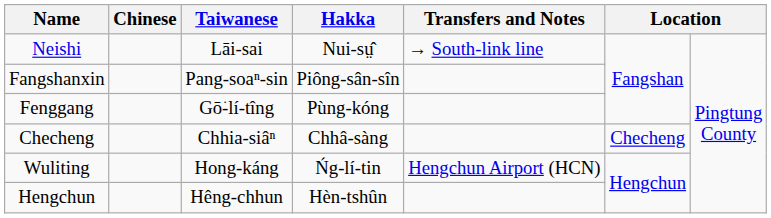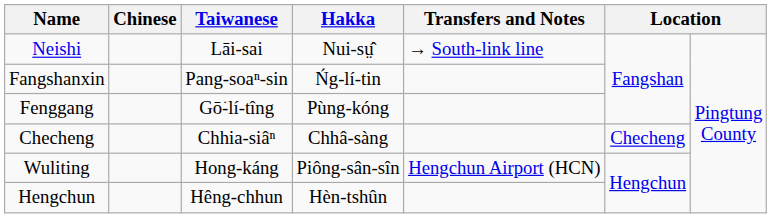(348, 78) Piông-sân-sîn -> (348, 78) Ńg-lí-tin
(348, 167) Ńg-lí-tin -> (348, 167) Piông-sân-sîn
